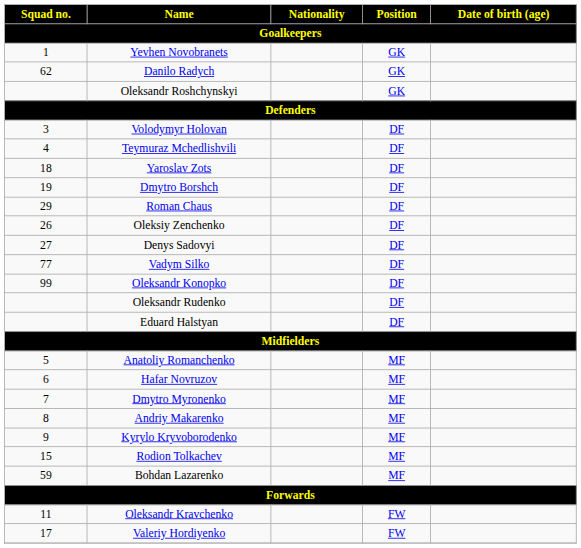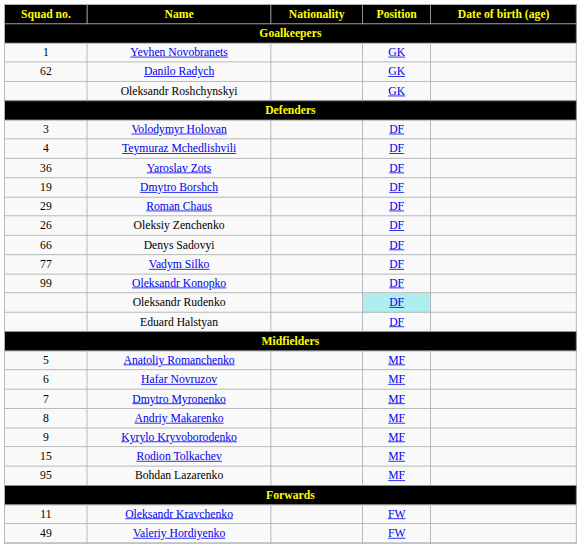(46, 168) 18 -> (46, 168) 36
(46, 245) 27 -> (46, 245) 66
(397, 303) no background -> (397, 303) paleturquoise background
(46, 476) 59 -> (46, 476) 95
(46, 533) 17 -> (46, 533) 49
